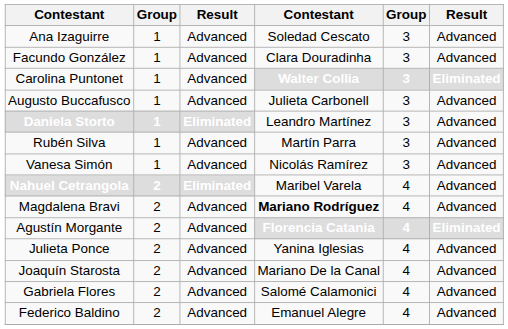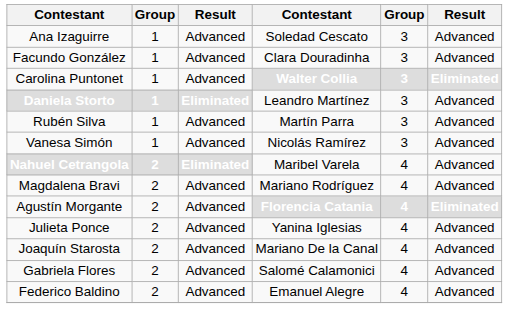- row: (69, 100)
(319, 206) bold -> (317, 185) normal
